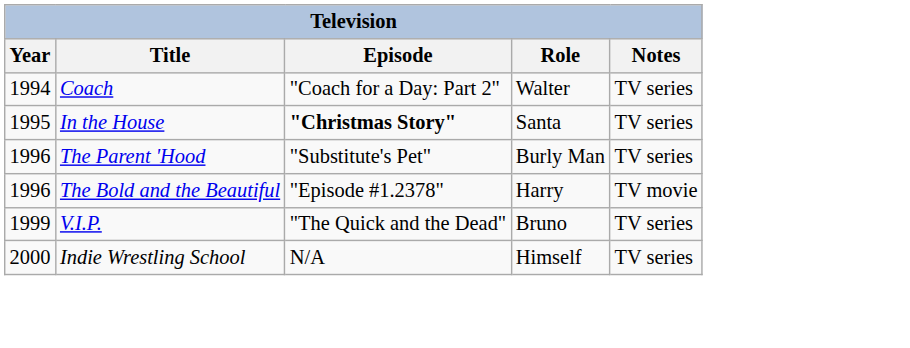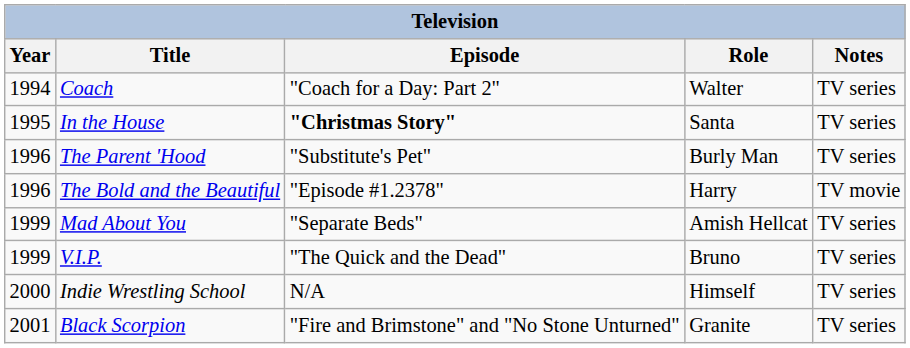+ row: (123, 224)
+ row: (123, 325)
